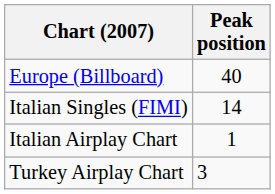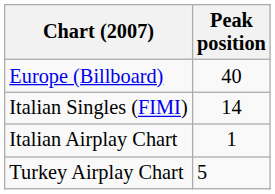(202, 172) 3 -> (202, 172) 5
